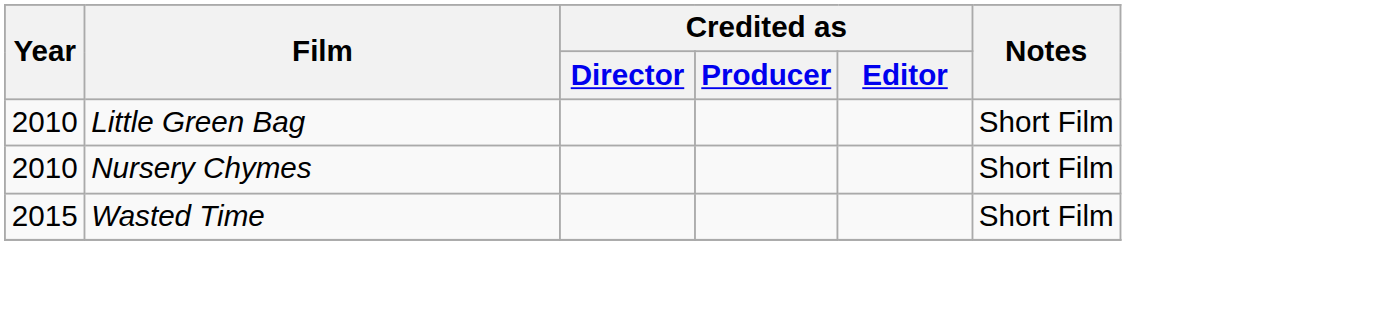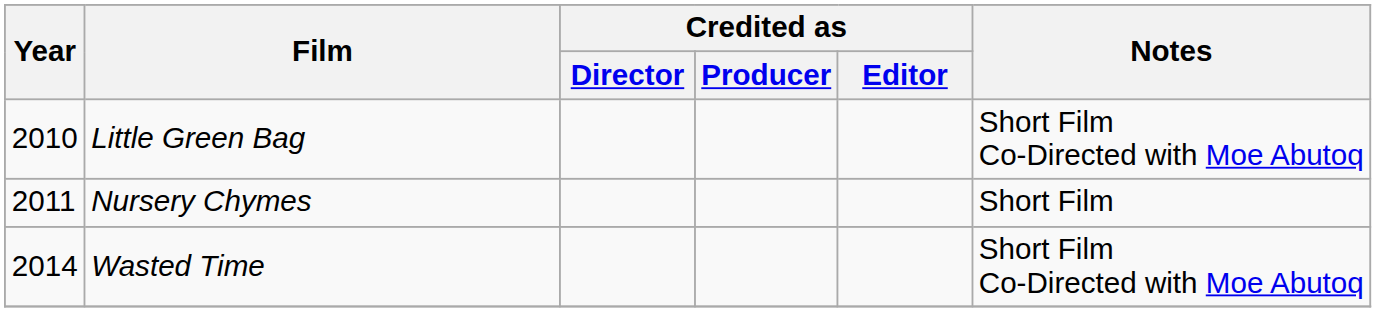(1046, 121) Short Film -> (1171, 138) Short Film Co-Directed with Moe Abutoq
(45, 168) 2010 -> (44, 202) 2011
(45, 215) 2015 -> (45, 265) 2014
(1046, 215) Short Film -> (1171, 265) Short Film Co-Directed with Moe Abutoq
